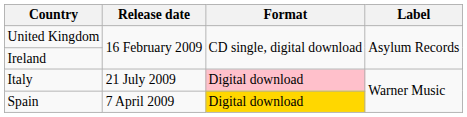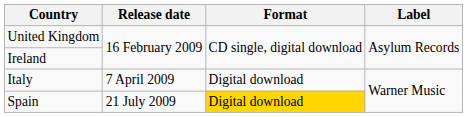(141, 79) 21 July 2009 -> (140, 79) 7 April 2009
(256, 79) pink background -> (256, 79) no background
(140, 101) 7 April 2009 -> (141, 101) 21 July 2009
